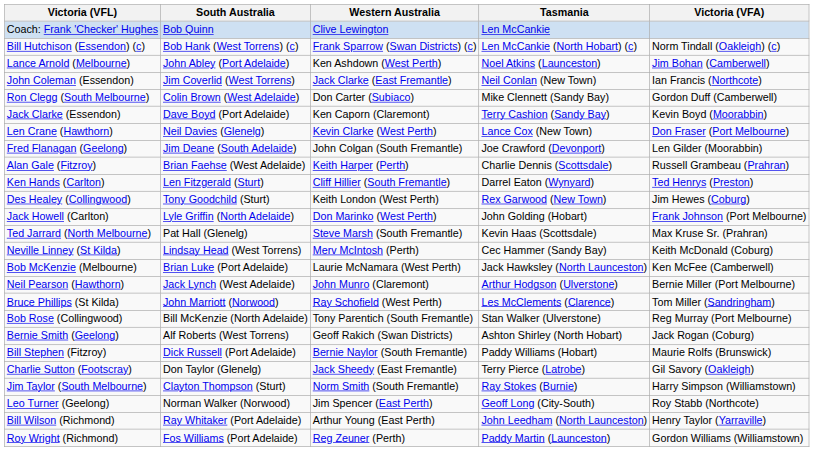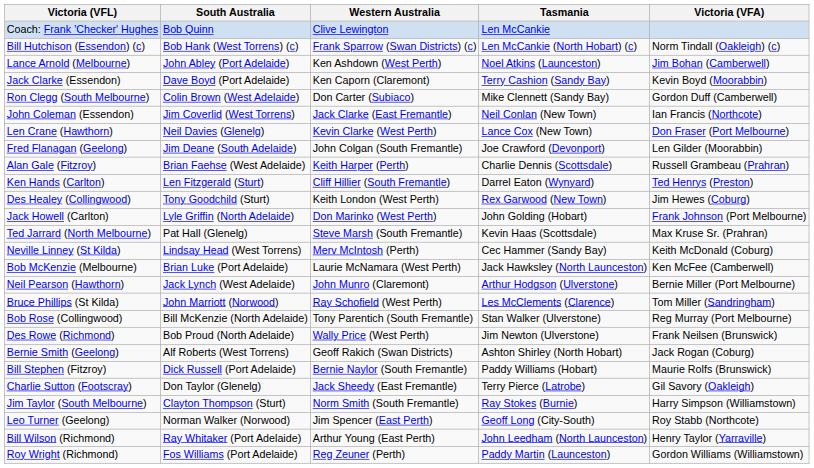rows swapped: (64, 115) <-> (70, 81)
+ row: (61, 336)
